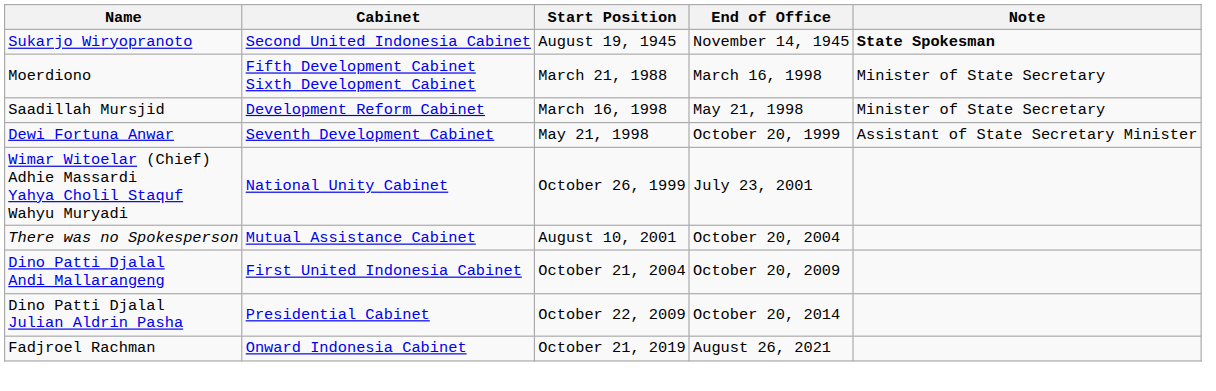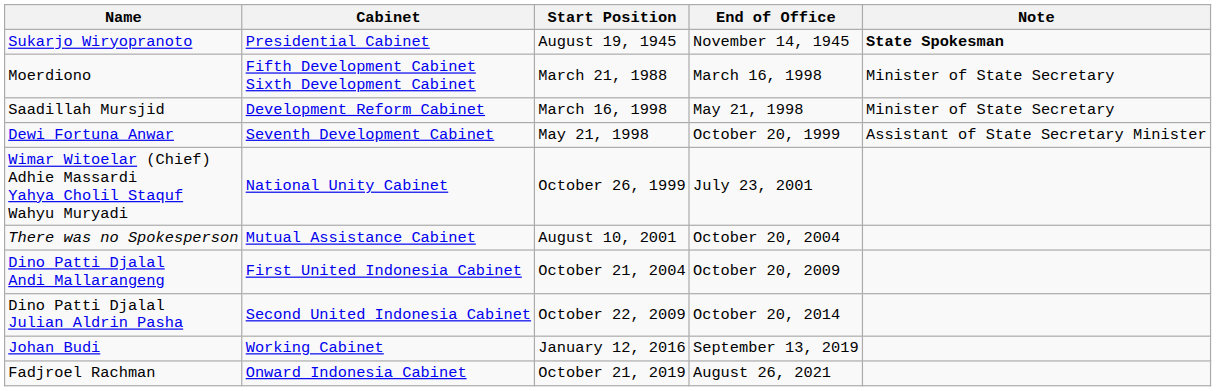(388, 42) Second United Indonesia Cabinet -> (338, 42) Presidential Cabinet
(338, 314) Presidential Cabinet -> (388, 314) Second United Indonesia Cabinet
+ row: (54, 348)
